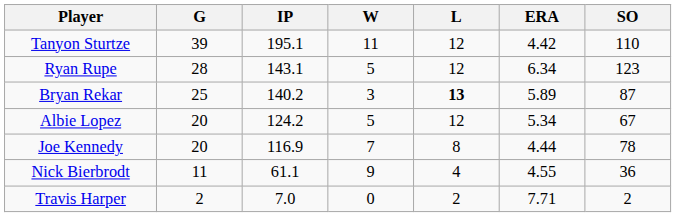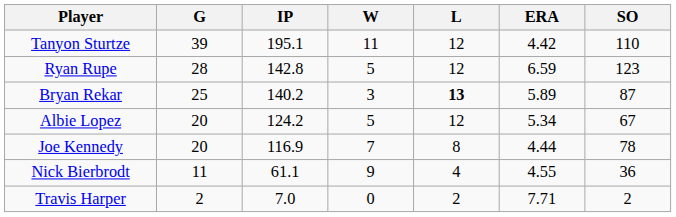(285, 69) 143.1 -> (285, 69) 142.8
(542, 69) 6.34 -> (542, 69) 6.59
